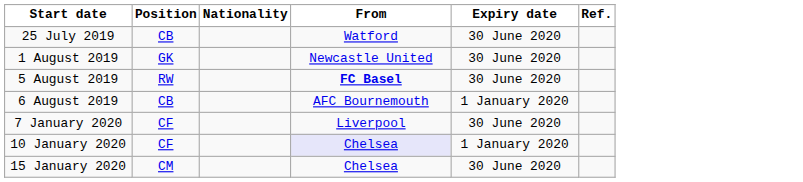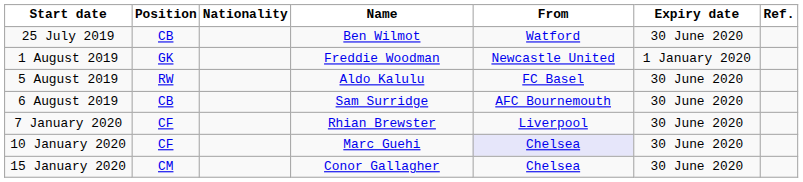+ column: (382, 15)
(515, 58) 30 June 2020 -> (697, 58) 1 January 2020
(371, 80) bold -> (553, 80) normal
(515, 102) 1 January 2020 -> (697, 102) 30 June 2020
(515, 145) 1 January 2020 -> (697, 145) 30 June 2020
